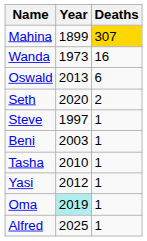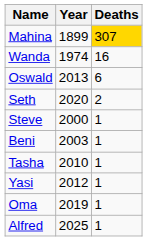(74, 57) 1973 -> (74, 57) 1974
(74, 120) 1997 -> (74, 120) 2000
(74, 204) paleturquoise background -> (74, 204) no background
